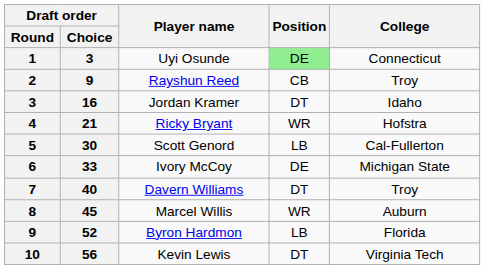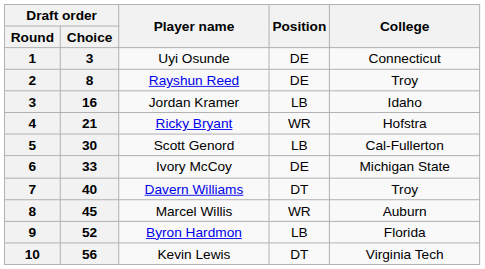(299, 59) lightgreen background -> (299, 59) no background
(90, 80) 9 -> (90, 80) 8
(299, 80) CB -> (299, 80) DE
(299, 102) DT -> (299, 102) LB
